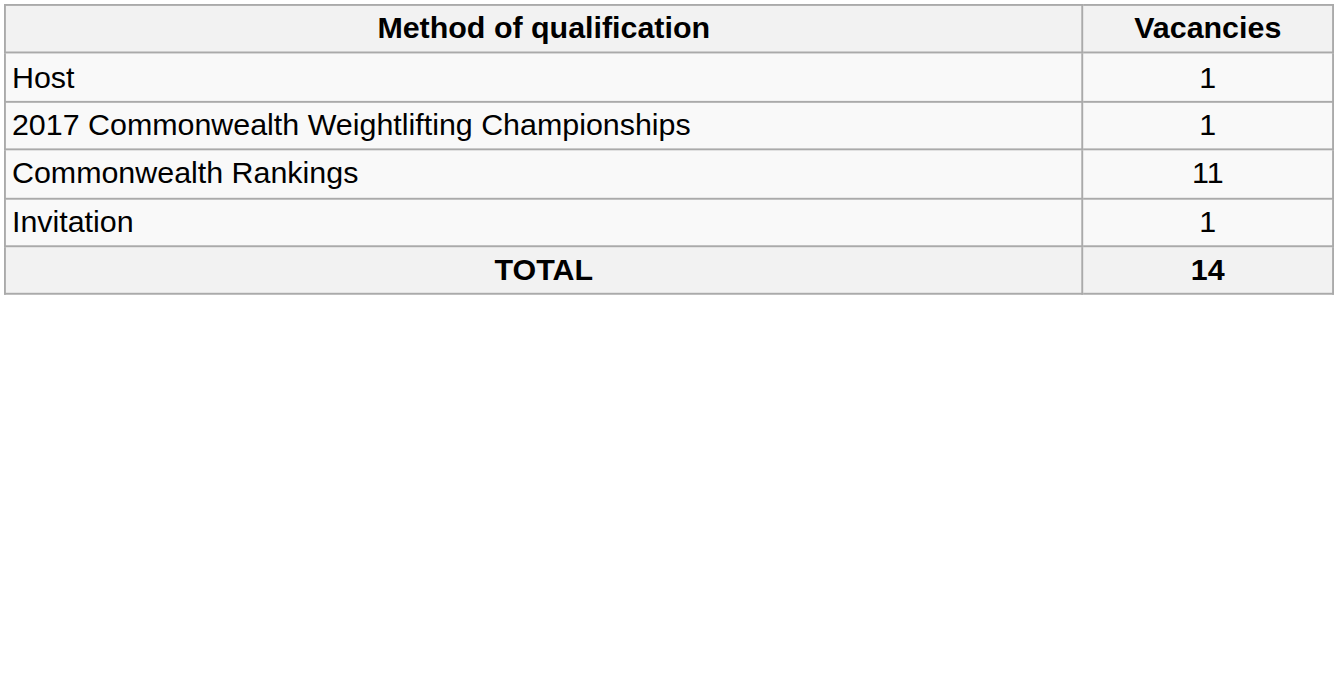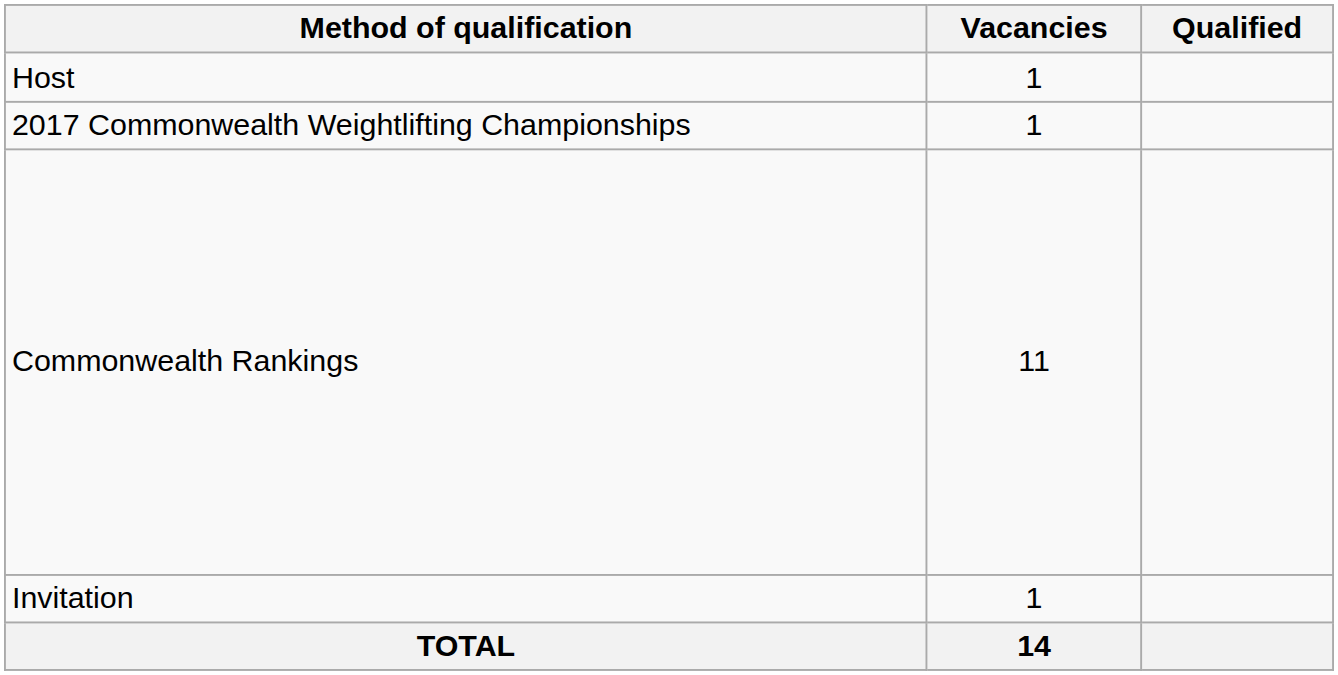+ column: (1237, 28)
